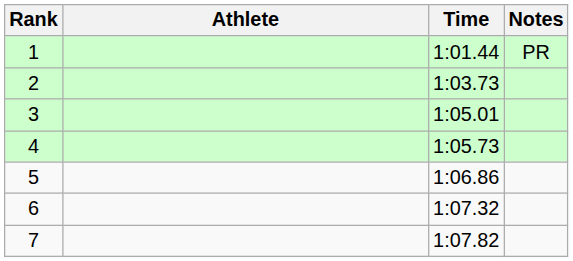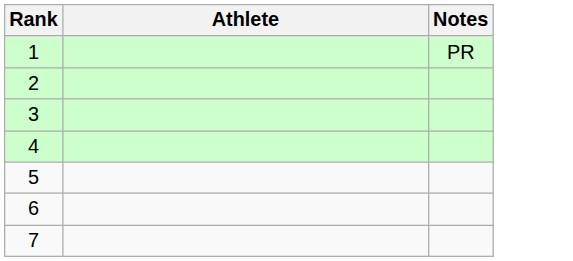- column: (466, 20)
